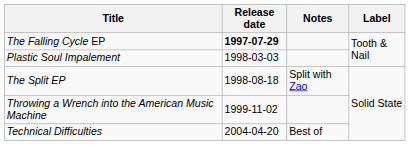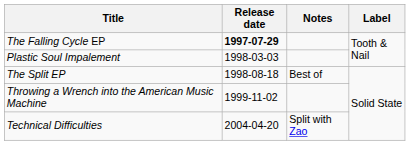(310, 80) Split with Zao -> (306, 74) Best of
(306, 132) Best of -> (310, 126) Split with Zao
